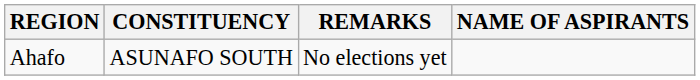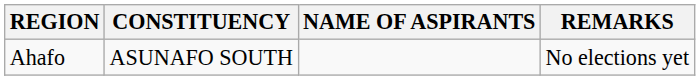columns swapped: (573, 22) <-> (375, 22)
